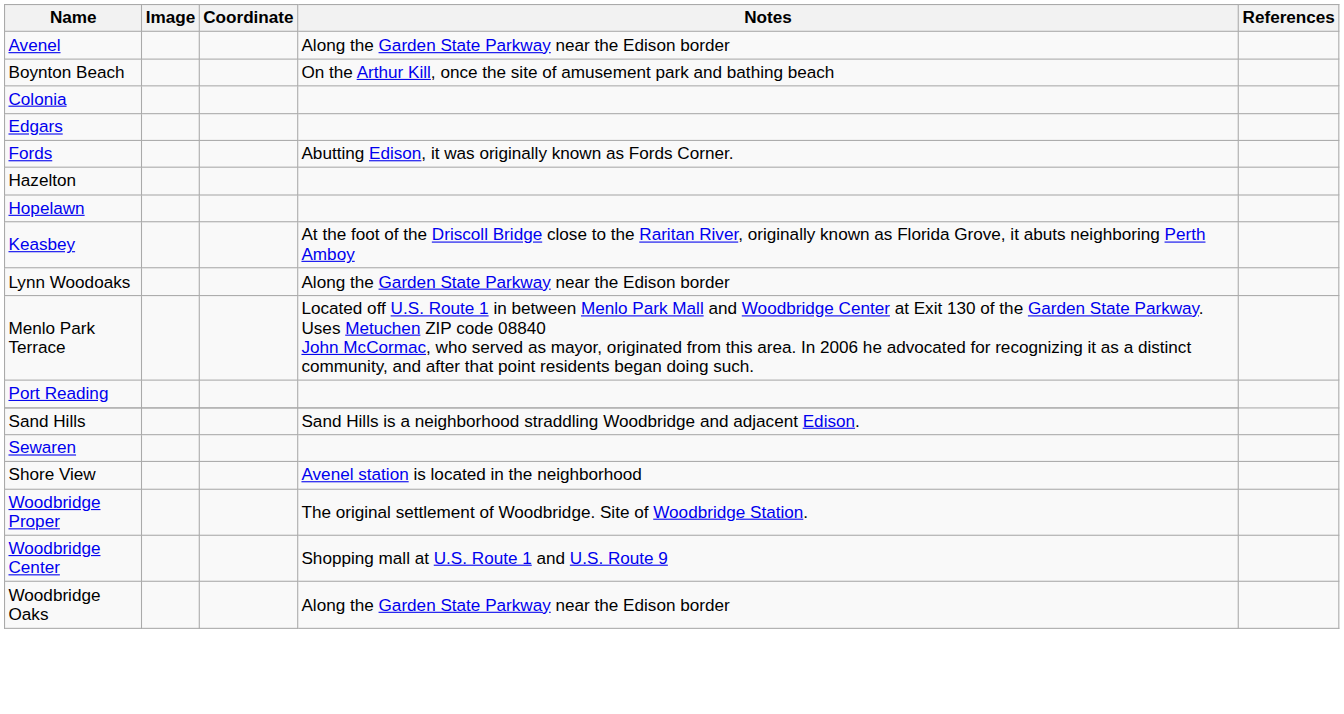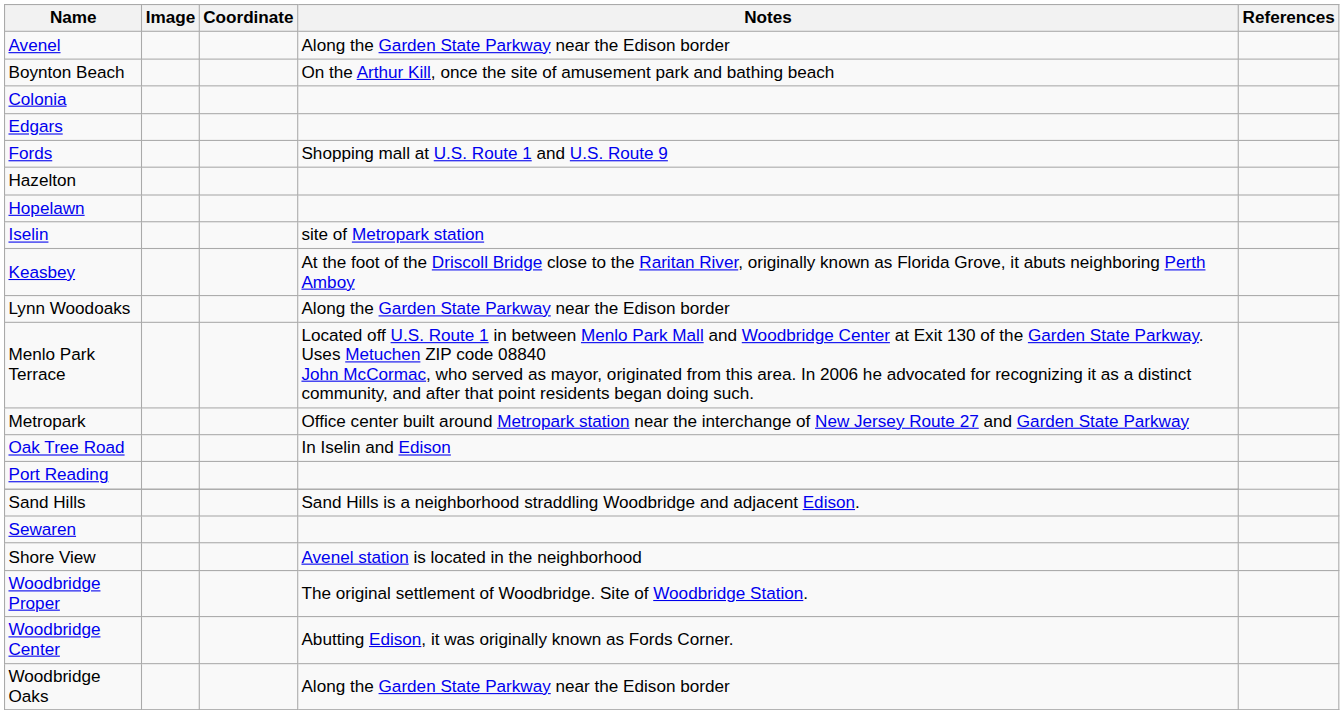(517, 153) Abutting Edison, it was originally known as Fords Corner. -> (485, 153) Shopping mall at U.S. Route 1 and U.S. Route 9
+ row: (28, 235)
+ row: (47, 420)
+ row: (67, 448)
(485, 558) Shopping mall at U.S. Route 1 and U.S. Route 9 -> (517, 639) Abutting Edison, it was originally known as Fords Corner.
